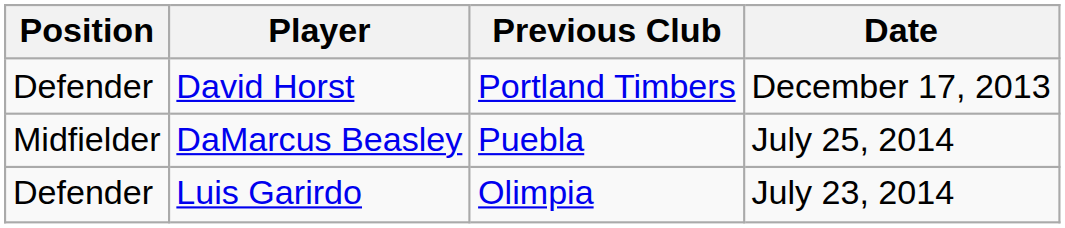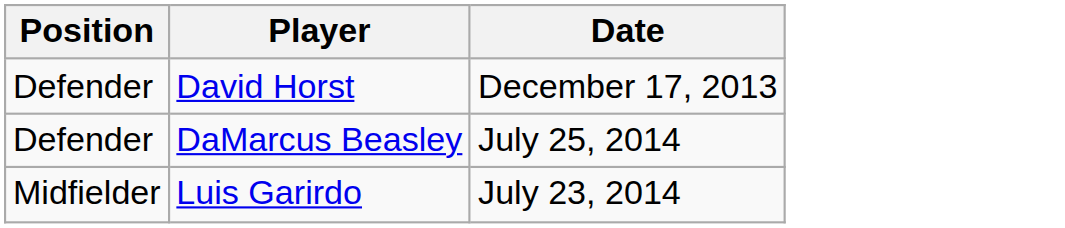- column: (607, 31)
(87, 139) Midfielder -> (83, 139) Defender
(83, 193) Defender -> (87, 193) Midfielder
